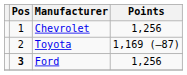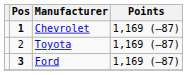(21, 29) normal -> (21, 29) bold
(146, 29) 1,256 -> (146, 29) 1,169 (–87)
(146, 62) 1,256 -> (146, 62) 1,169 (–87)
